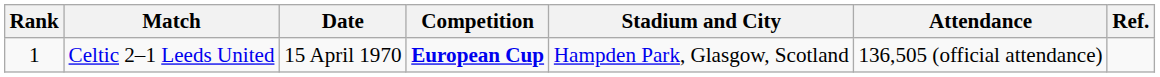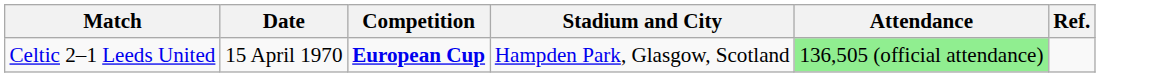- column: (34, 21)
(981, 54) no background -> (921, 54) lightgreen background
